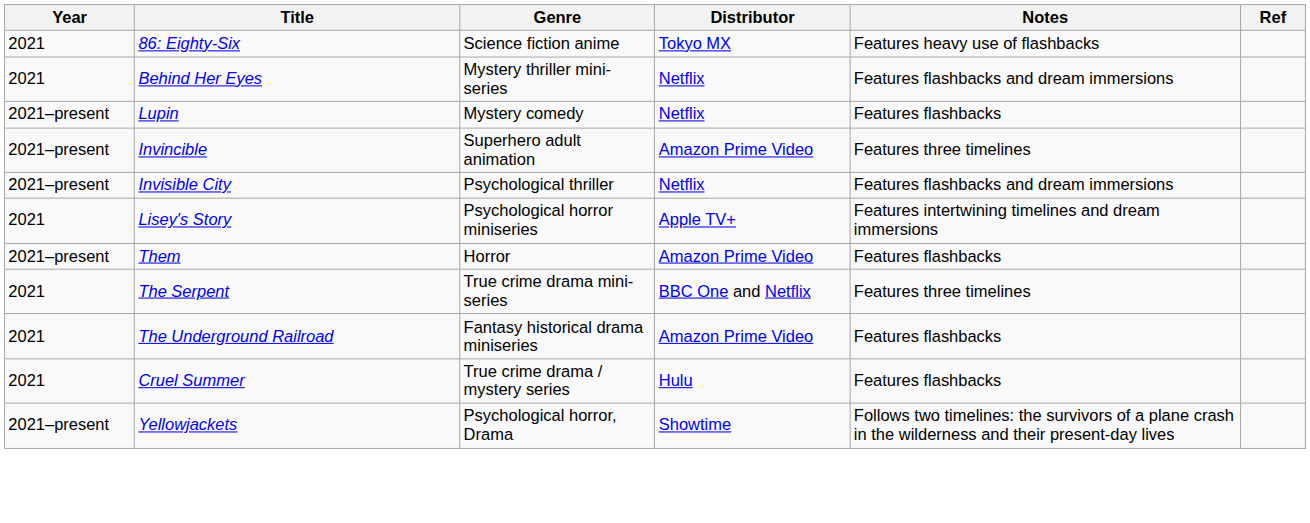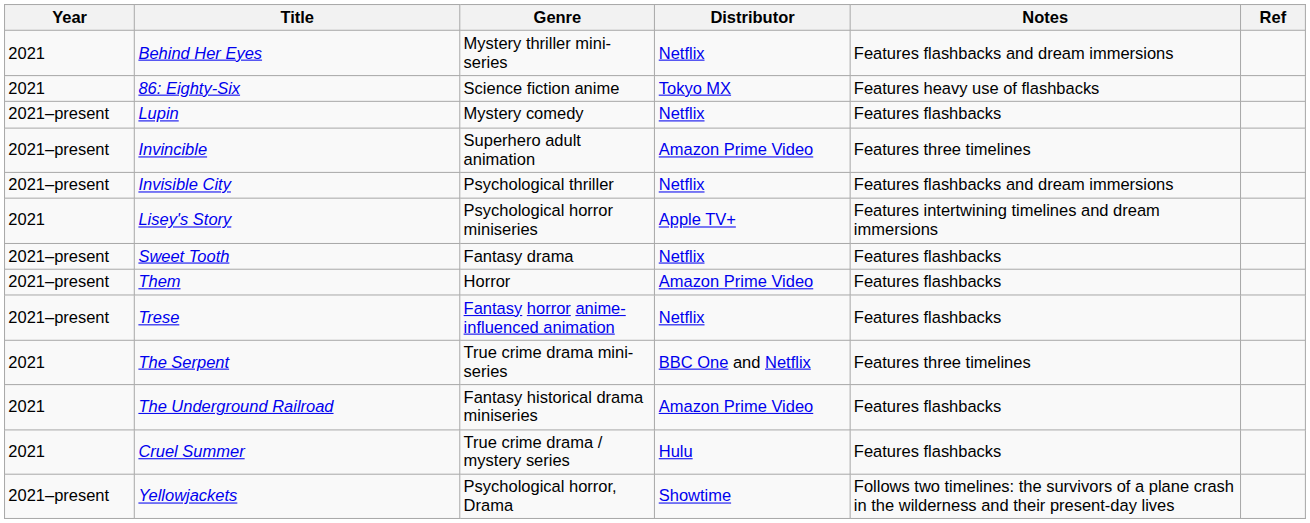rows swapped: (189, 43) <-> (200, 79)
+ row: (184, 256)
+ row: (159, 317)
